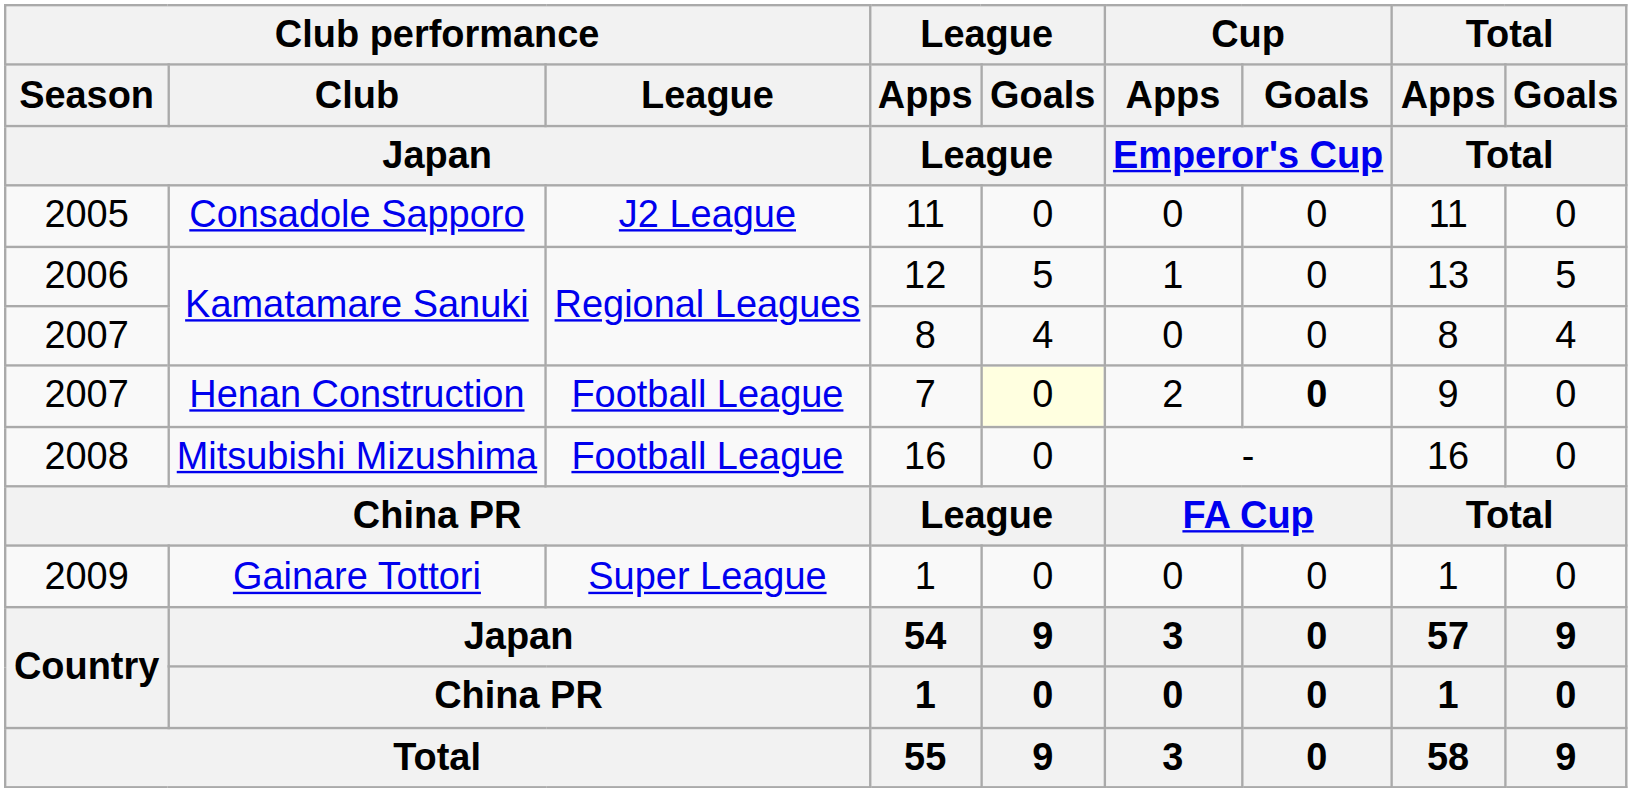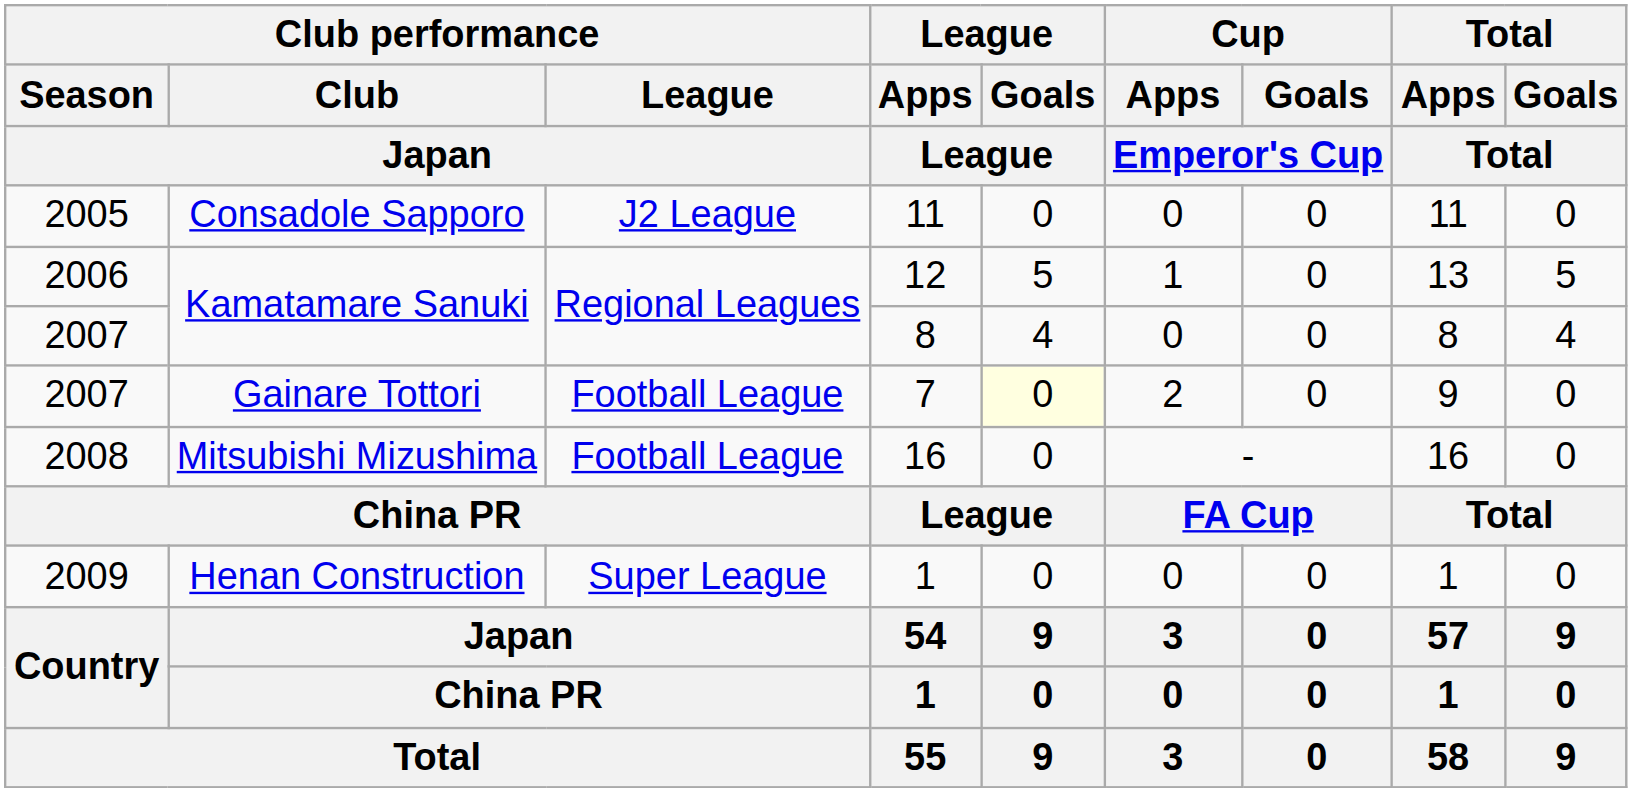(357, 395) Henan Construction -> (357, 395) Gainare Tottori
(1317, 395) bold -> (1317, 395) normal
(357, 575) Gainare Tottori -> (357, 575) Henan Construction
